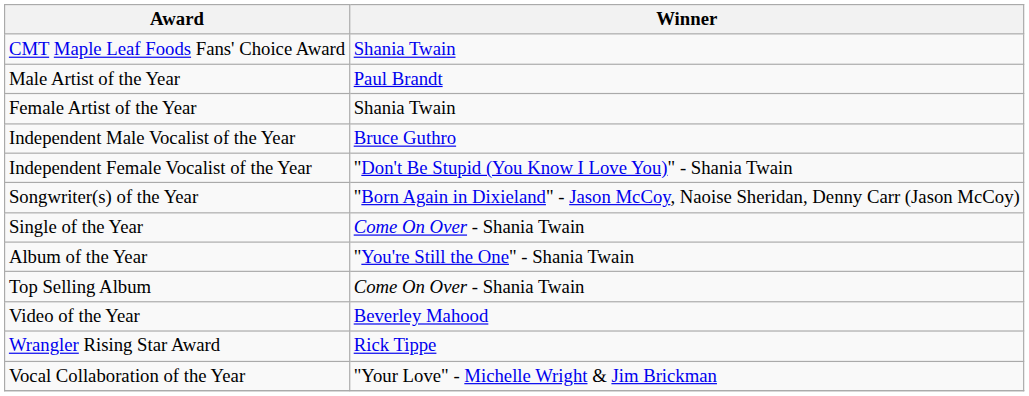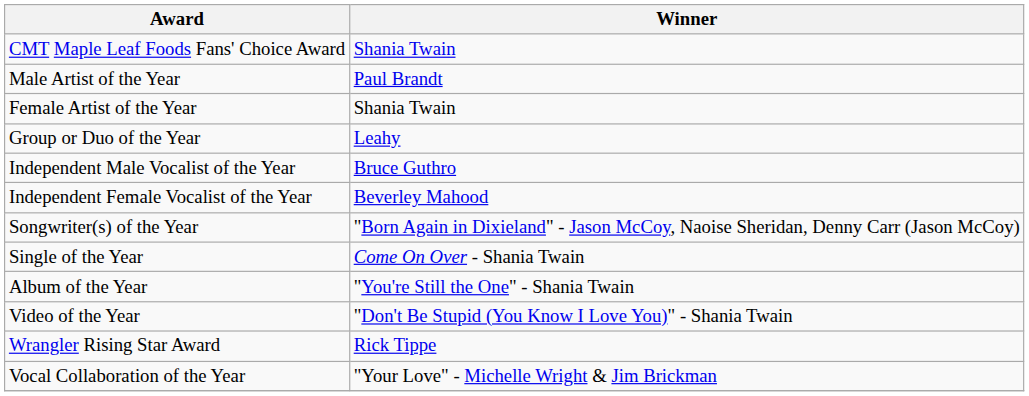+ row: (105, 138)
(573, 167) "Don't Be Stupid (You Know I Love You)" - Shania Twain -> (421, 197) Beverley Mahood
- row: (80, 286)
(421, 316) Beverley Mahood -> (573, 316) "Don't Be Stupid (You Know I Love You)" - Shania Twain
